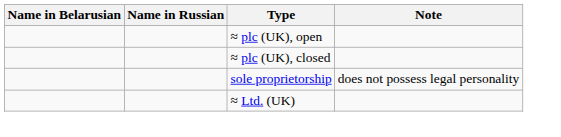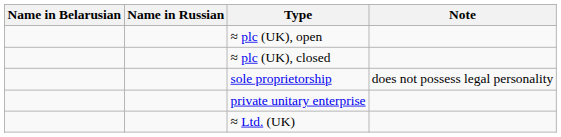+ row: (298, 100)
